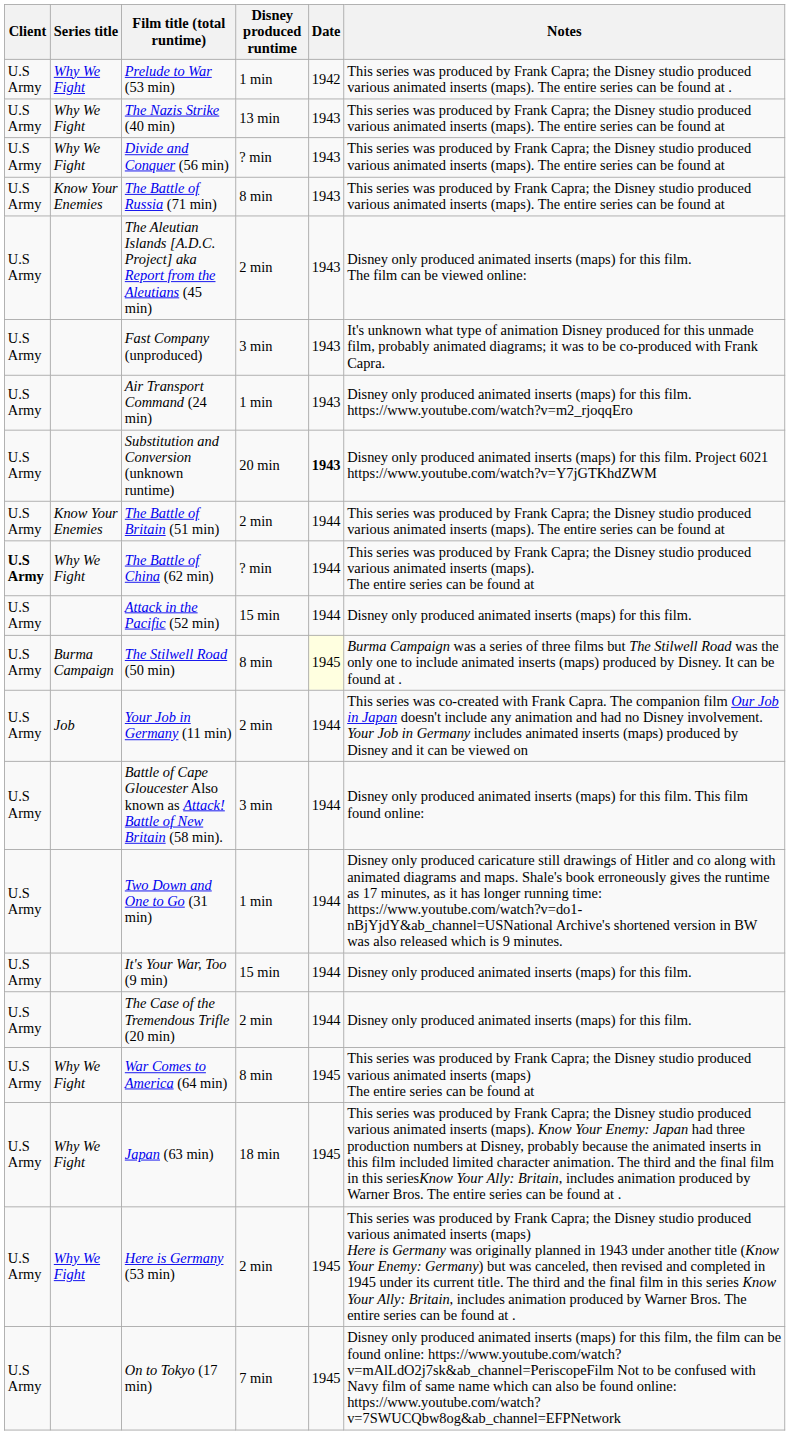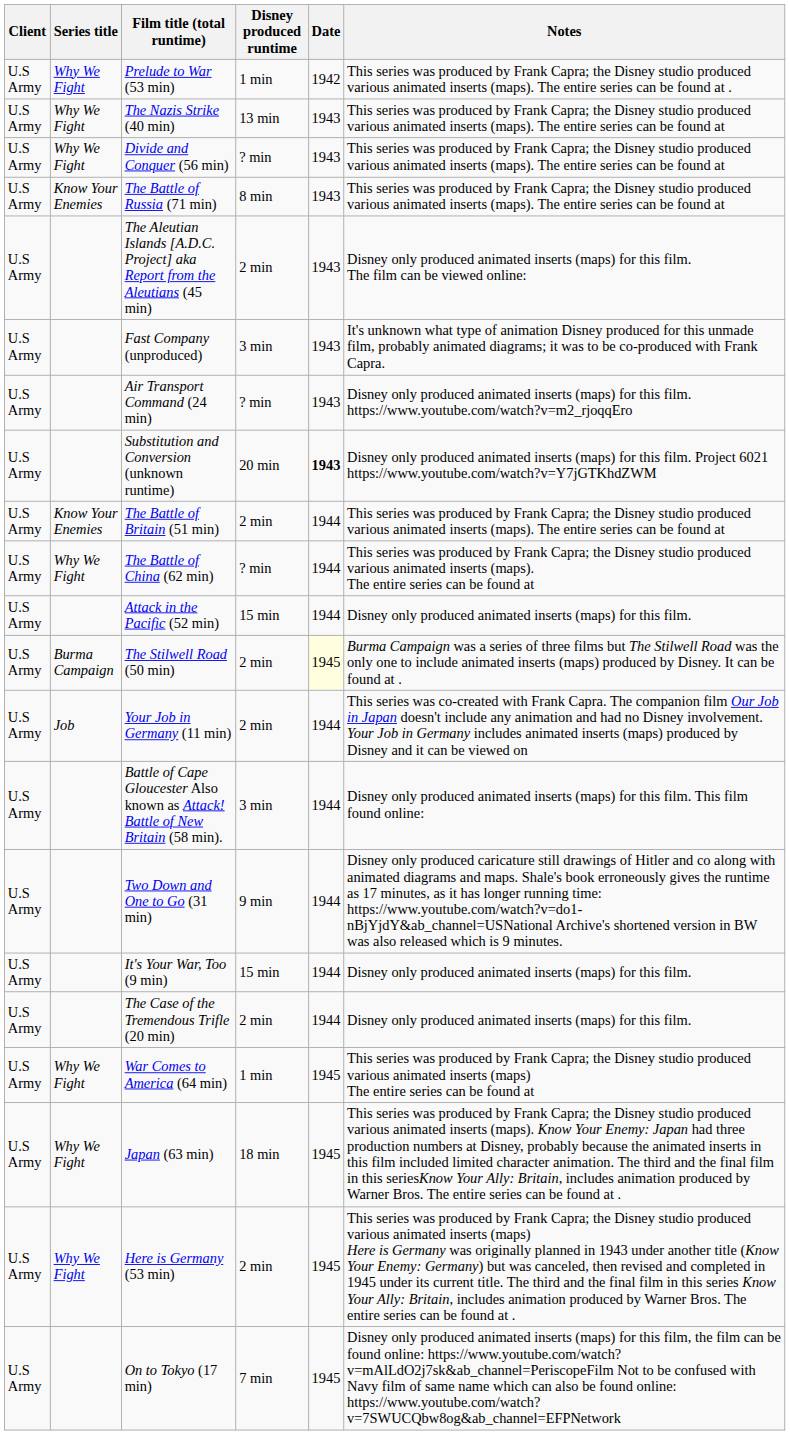(256, 402) 1 min -> (255, 402) ? min
(26, 568) bold -> (25, 568) normal
(256, 662) 8 min -> (256, 662) 2 min
(256, 901) 1 min -> (256, 901) 9 min
(256, 1074) 8 min -> (256, 1074) 1 min
